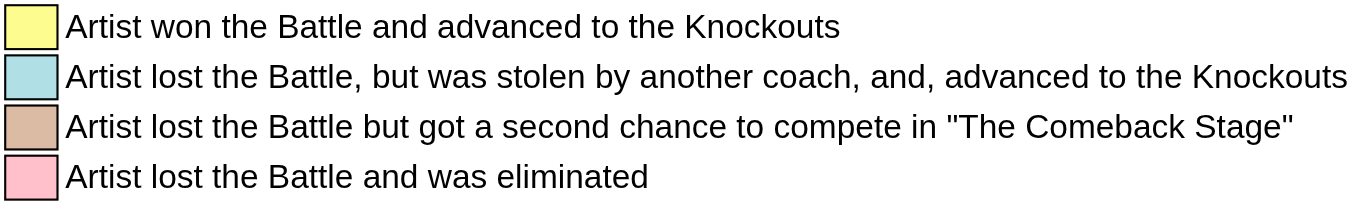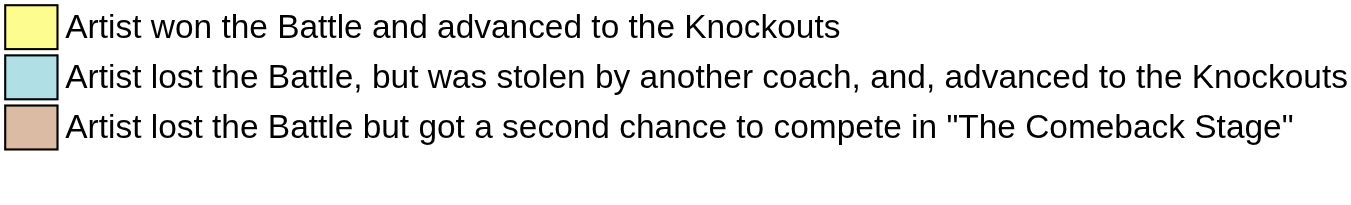- row: (357, 177)
